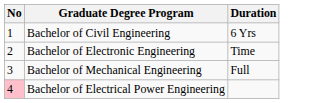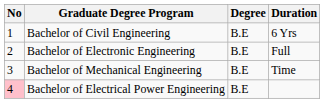+ column: (248, 13)
(243, 51) Time -> (281, 51) Full
(240, 70) Full -> (283, 70) Time
